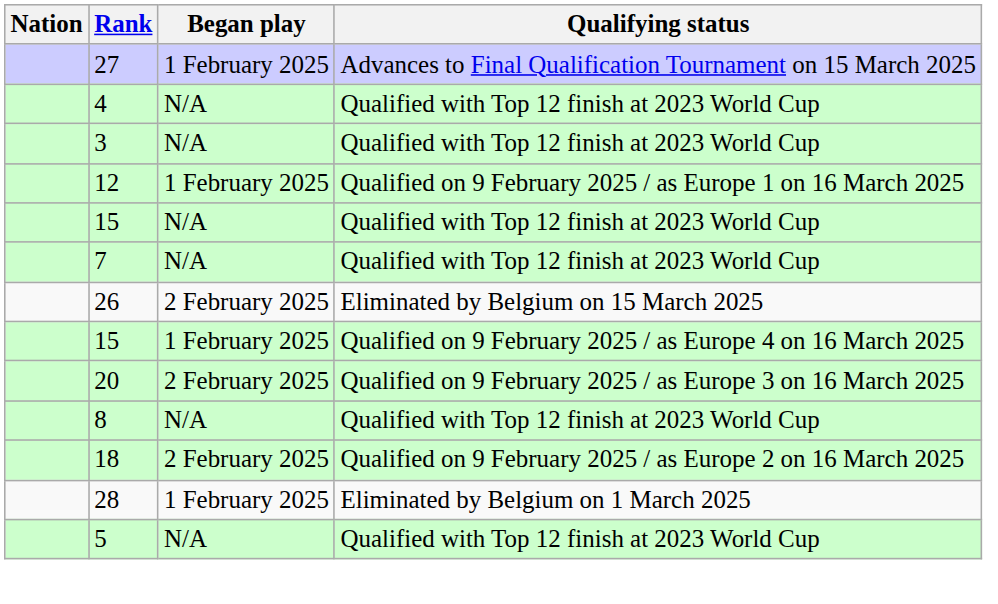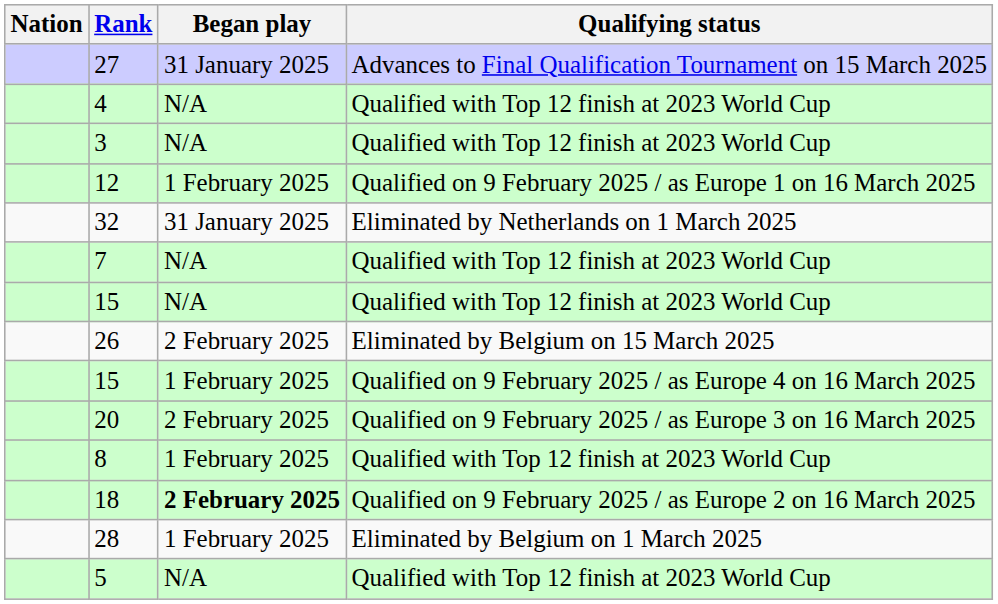(246, 63) 1 February 2025 -> (246, 63) 31 January 2025
+ row: (107, 222)
rows swapped: (100, 261) <-> (107, 222)
(185, 420) N/A -> (246, 459) 1 February 2025
(246, 459) normal -> (252, 499) bold
